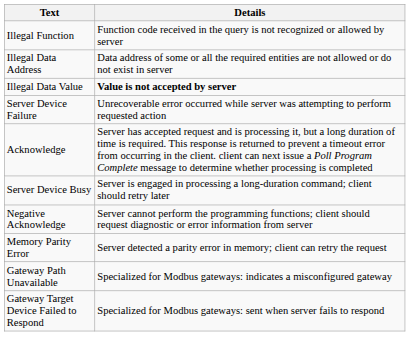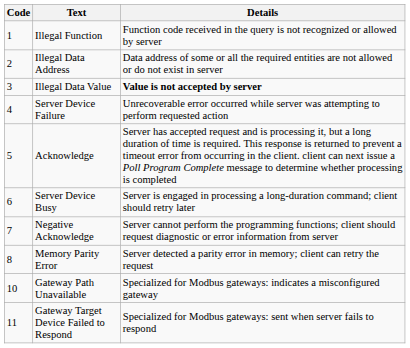+ column: (18, 12)
